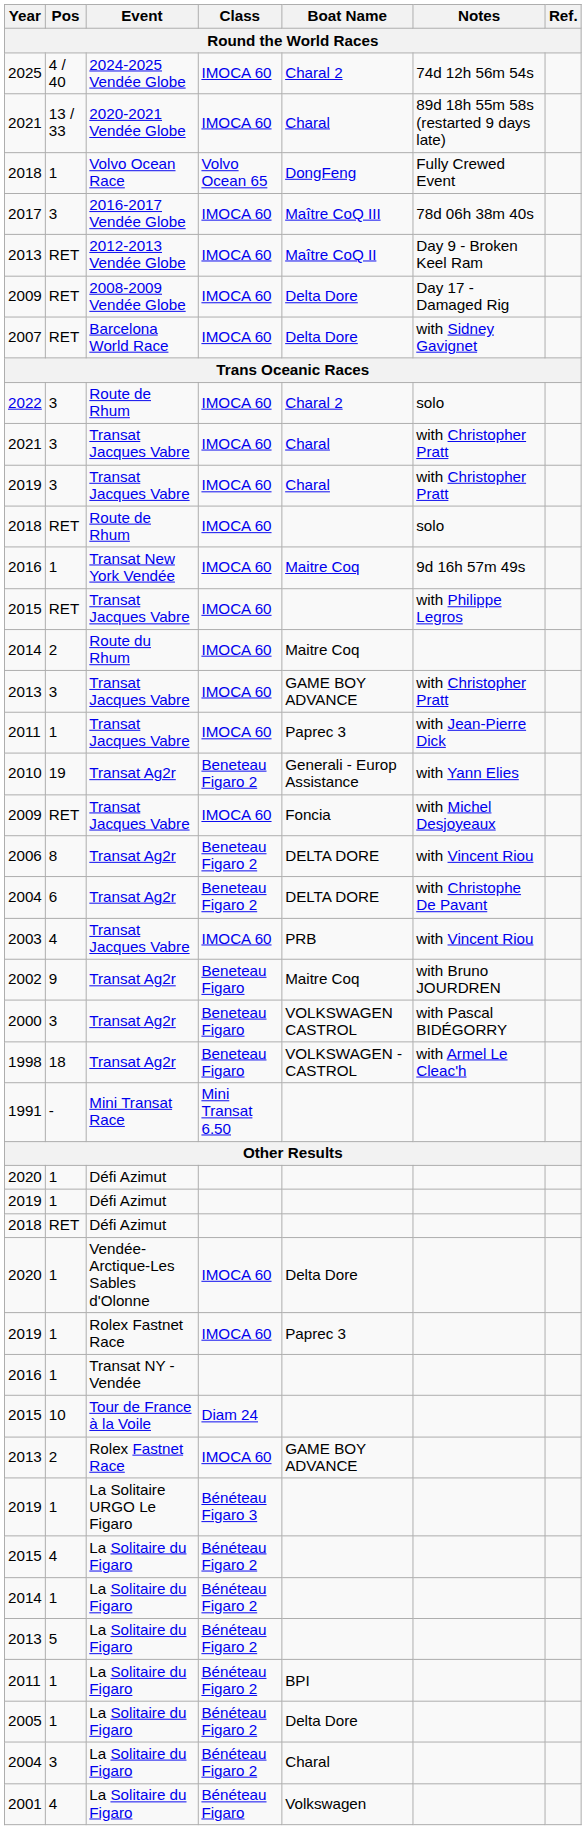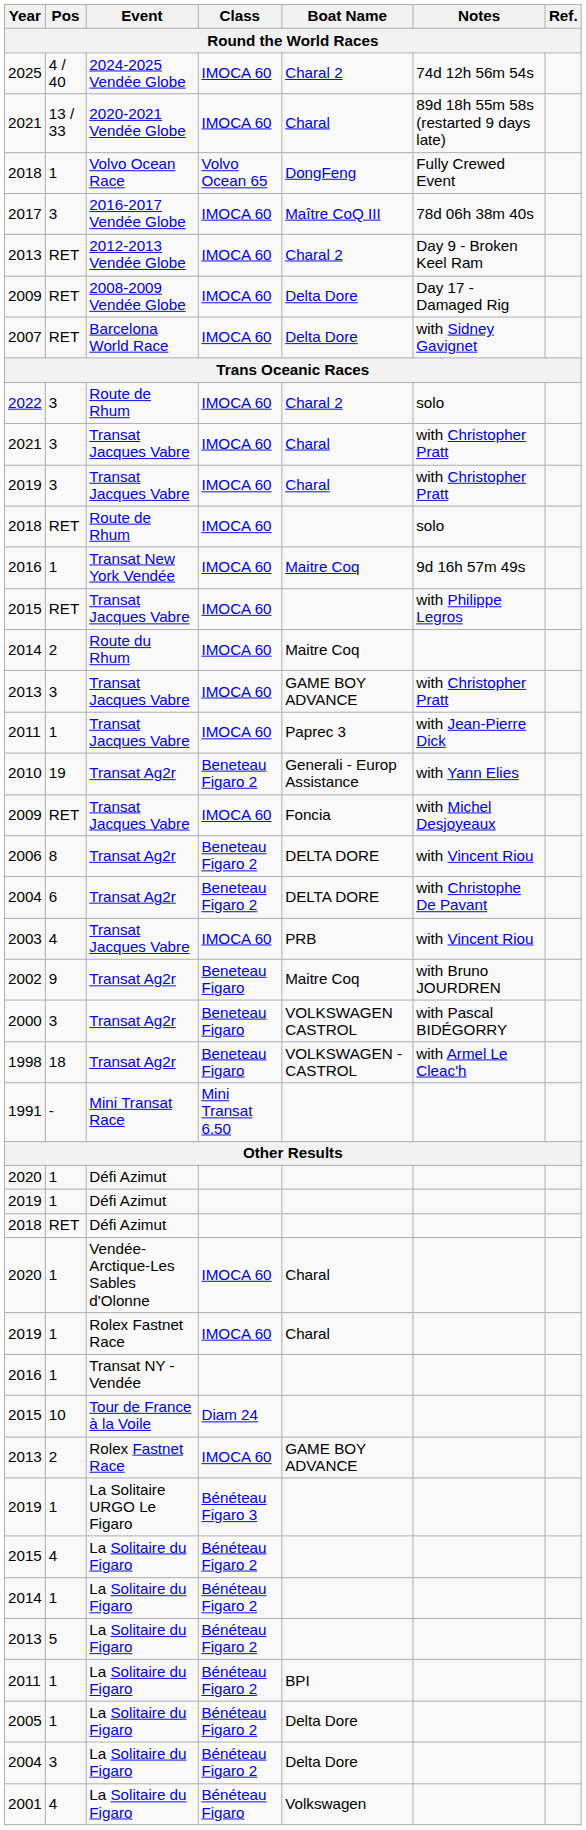(331, 255) Maître CoQ II -> (314, 255) Charal 2
(321, 1275) Delta Dore -> (308, 1275) Charal
(316, 1333) Paprec 3 -> (308, 1333) Charal
(308, 1762) Charal -> (321, 1762) Delta Dore
